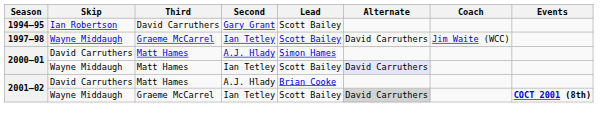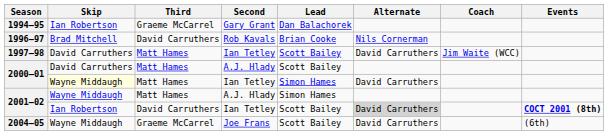(178, 25) David Carruthers -> (176, 25) Graeme McCarrel
(310, 25) Scott Bailey -> (315, 25) Dan Balachorek
+ row: (26, 39)
(86, 39) Wayne Middaugh -> (91, 53) David Carruthers
(176, 39) Graeme McCarrel -> (163, 53) Matt Hames
(308, 53) Simon Hames -> (310, 67) Scott Bailey
(86, 67) no background -> (86, 81) lightyellow background
(310, 67) Scott Bailey -> (308, 81) Simon Hames
(387, 67) lavender background -> (397, 81) no background
(91, 81) David Carruthers -> (86, 95) Wayne Middaugh
(308, 81) Brian Cooke -> (308, 95) Simon Hames
(86, 95) Wayne Middaugh -> (84, 109) Ian Robertson
(176, 95) Graeme McCarrel -> (178, 109) David Carruthers
+ row: (26, 123)
